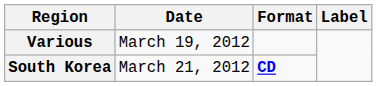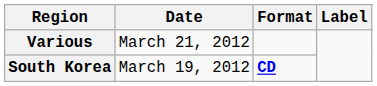(184, 43) March 19, 2012 -> (184, 43) March 21, 2012
(184, 68) March 21, 2012 -> (184, 68) March 19, 2012
